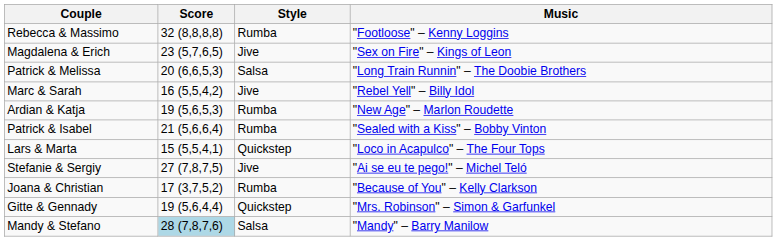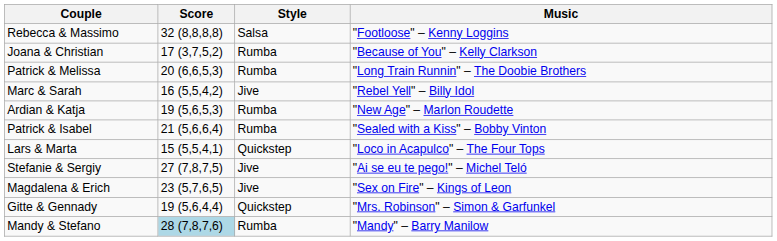(257, 33) Rumba -> (253, 33) Salsa
rows swapped: (59, 52) <-> (55, 187)
(253, 71) Salsa -> (257, 71) Rumba
(253, 226) Salsa -> (257, 226) Rumba
